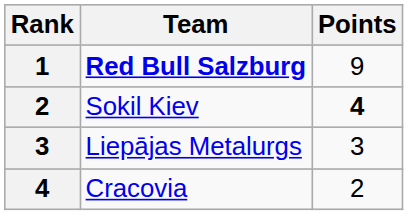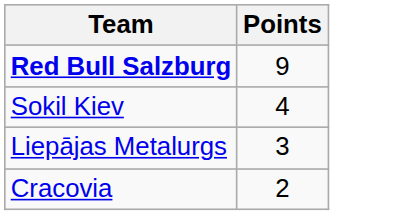- column: (42, 24)
(357, 106) bold -> (282, 106) normal
